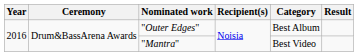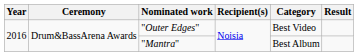(296, 28) Best Album -> (294, 28) Best Video
(294, 43) Best Video -> (296, 43) Best Album
